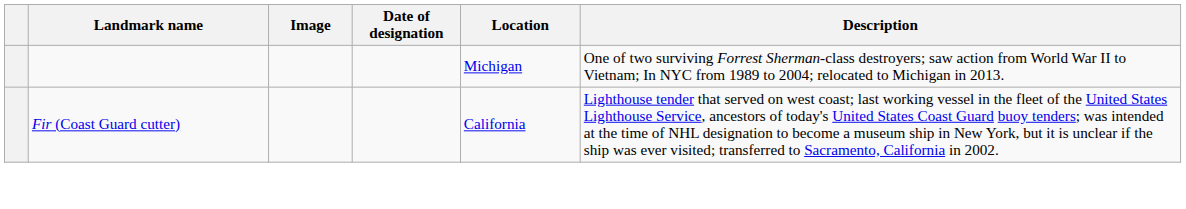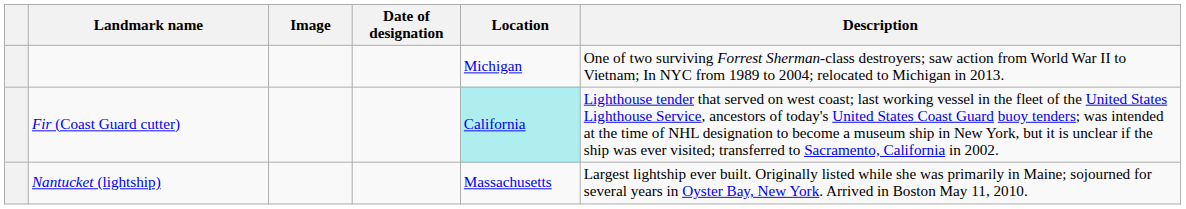(495, 124) no background -> (495, 124) paleturquoise background
+ row: (96, 182)
